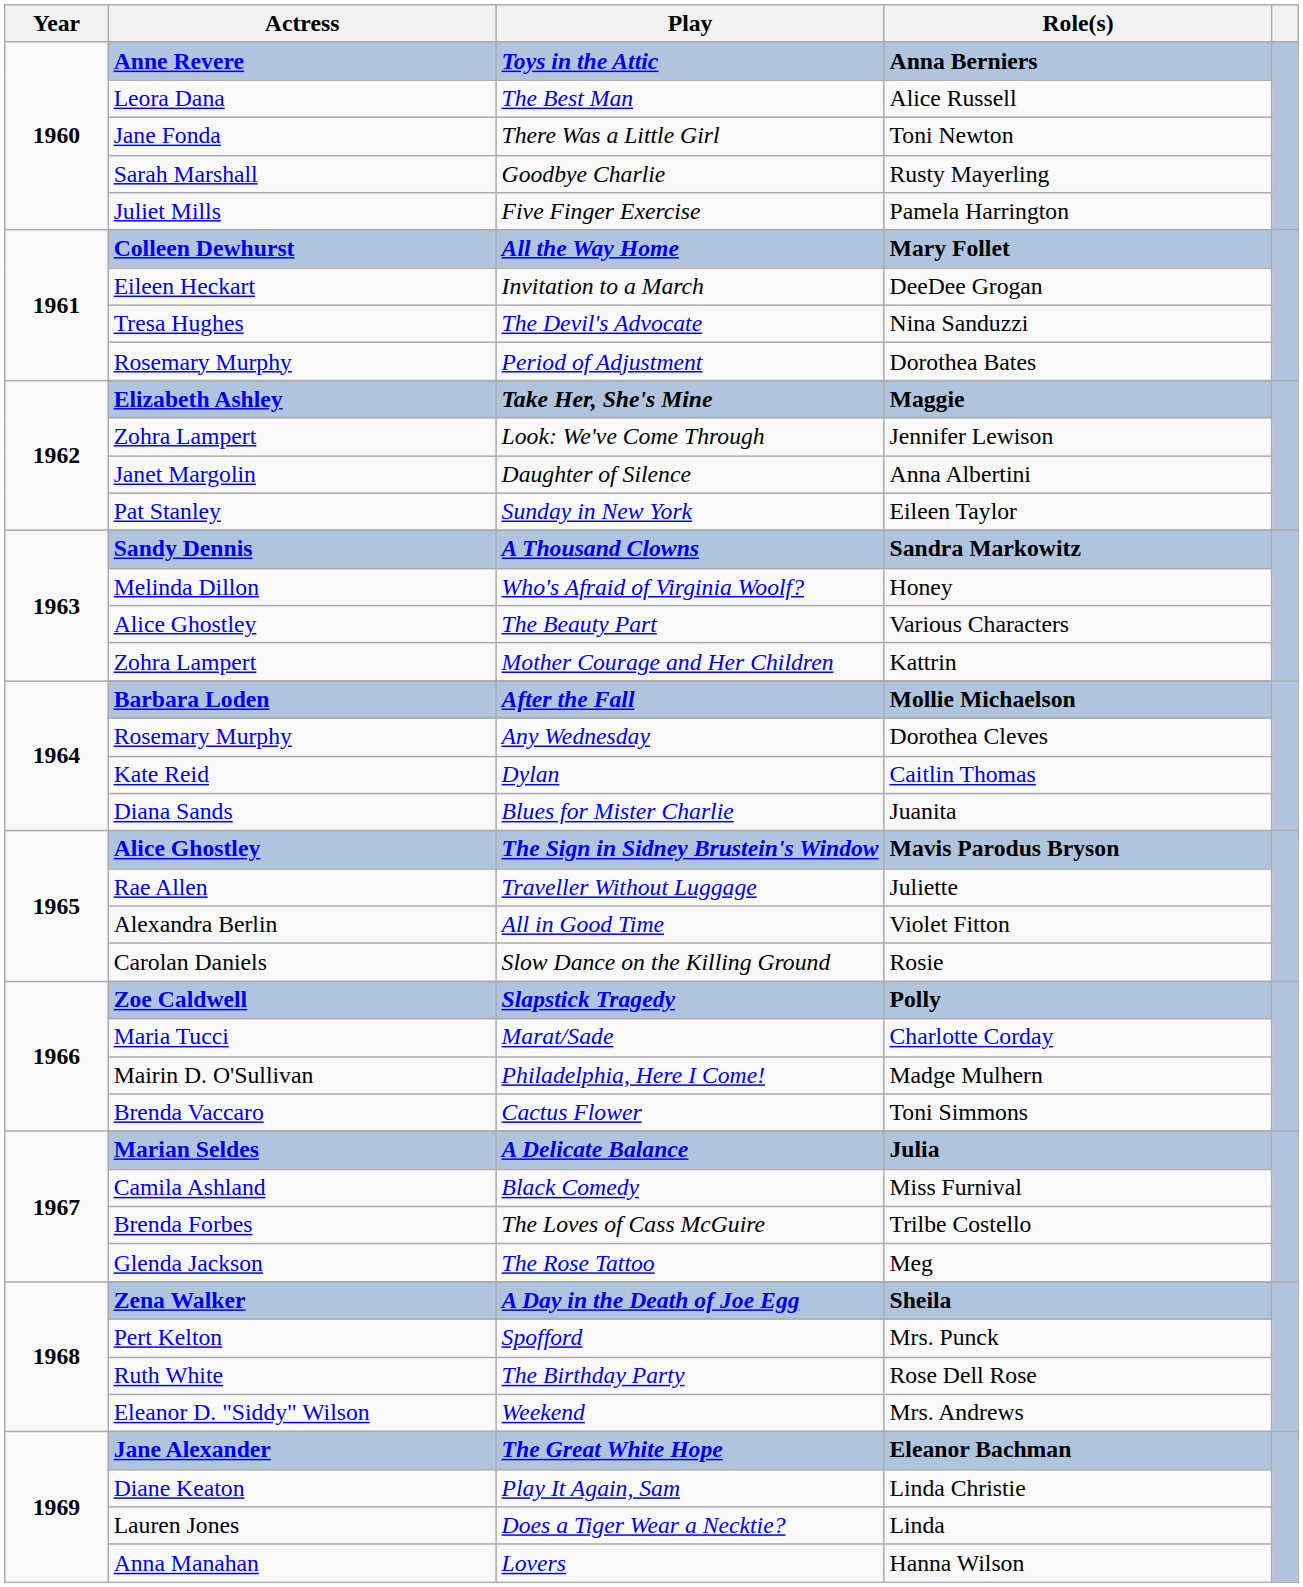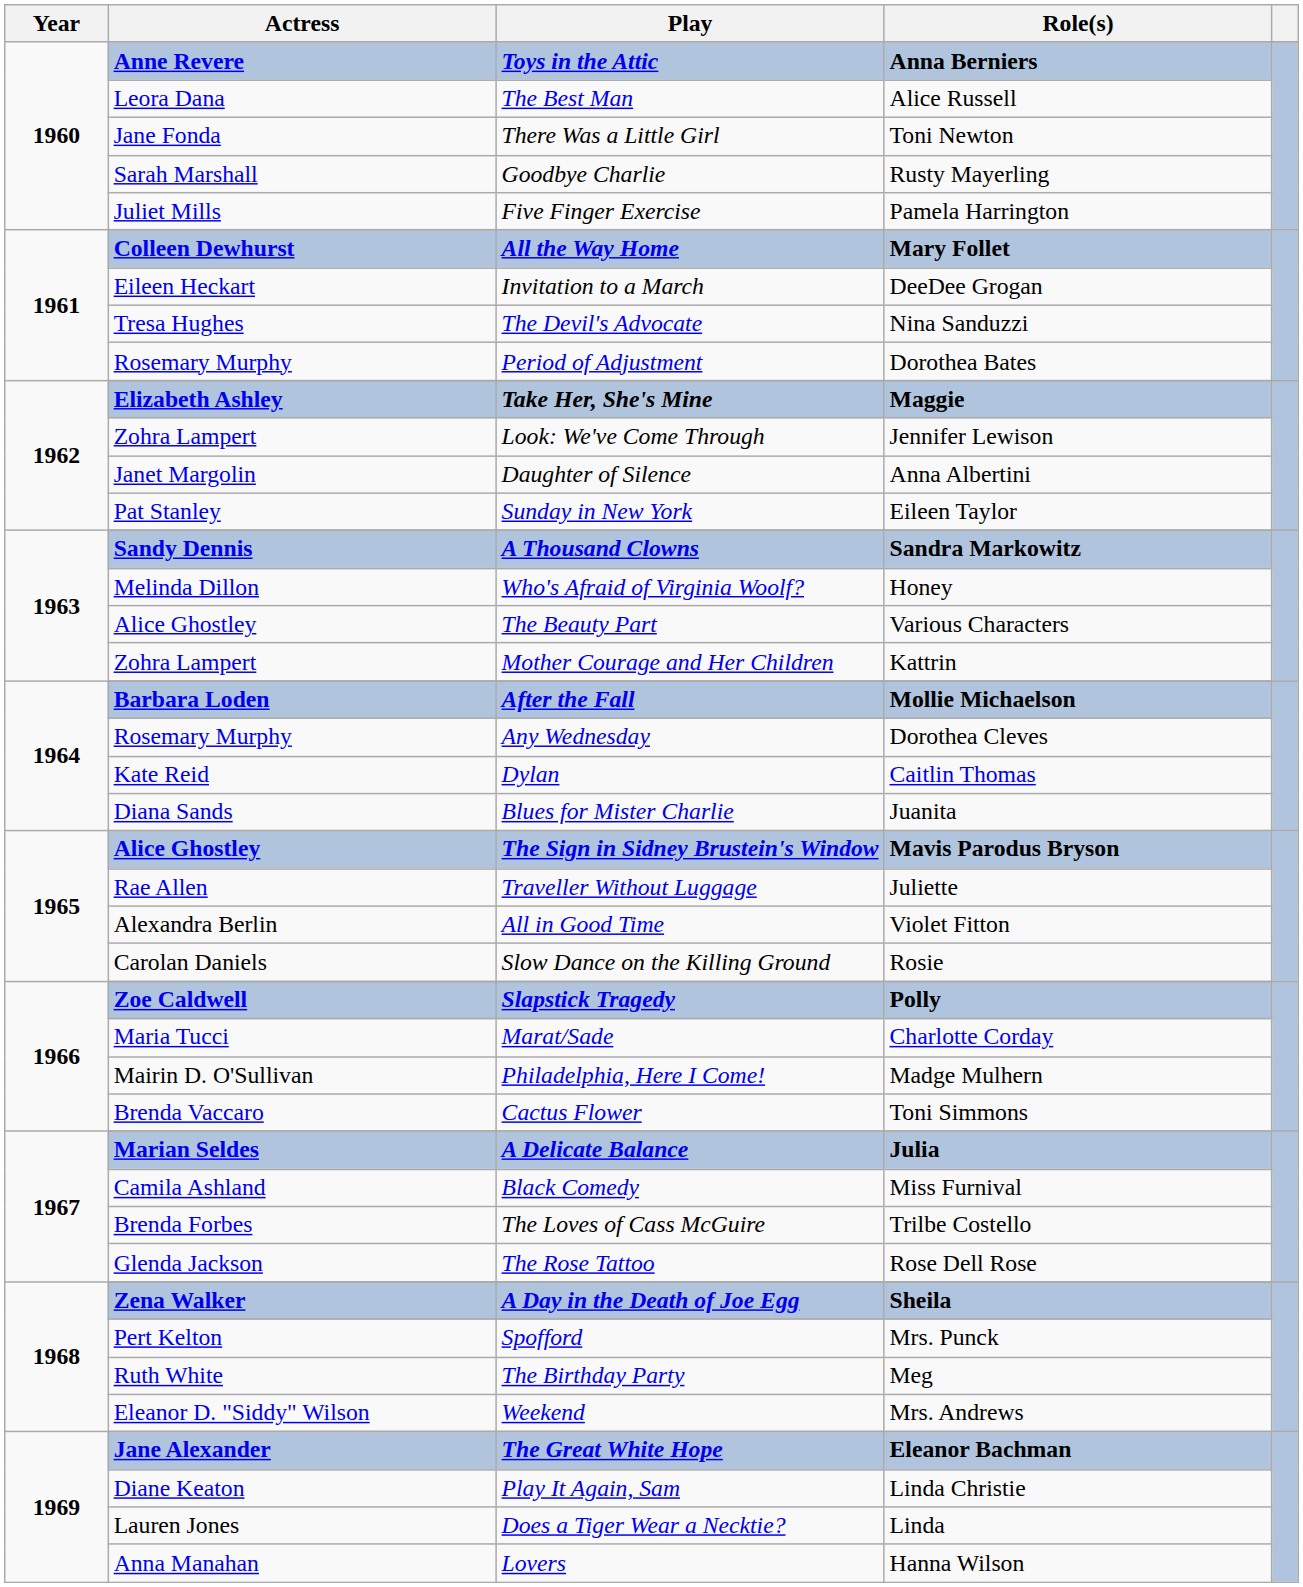(911, 1262) Meg -> (963, 1262) Rose Dell Rose
(963, 1375) Rose Dell Rose -> (911, 1375) Meg
